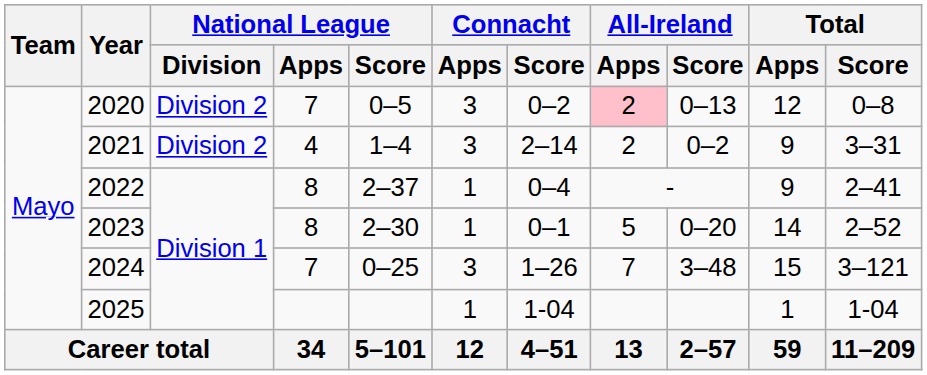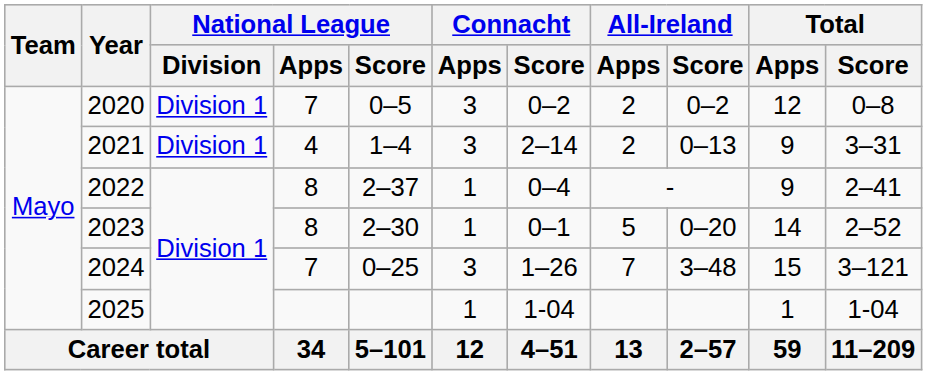(212, 106) Division 2 -> (212, 106) Division 1
(629, 106) pink background -> (629, 106) no background
(708, 106) 0–13 -> (708, 106) 0–2
(212, 146) Division 2 -> (212, 146) Division 1
(708, 146) 0–2 -> (708, 146) 0–13
